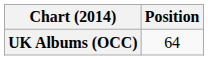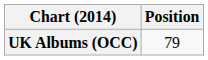(172, 42) 64 -> (172, 42) 79
